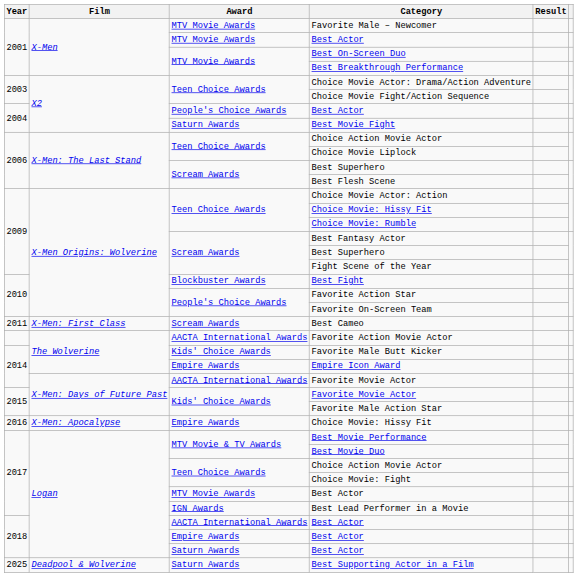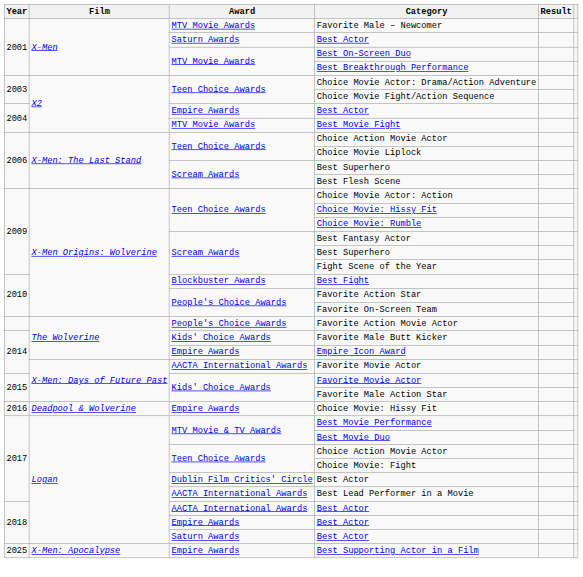(213, 40) MTV Movie Awards -> (205, 40) Saturn Awards
(229, 111) People's Choice Awards -> (205, 111) Empire Awards
(205, 125) Saturn Awards -> (213, 125) MTV Movie Awards
- row: (17, 324)
(239, 338) AACTA International Awards -> (229, 324) People's Choice Awards
(76, 423) X-Men: Apocalypse -> (84, 409) Deadpool & Wolverine
(213, 494) MTV Movie Awards -> (242, 480) Dublin Film Critics' Circle
(198, 508) IGN Awards -> (239, 494) AACTA International Awards
(84, 565) Deadpool & Wolverine -> (76, 551) X-Men: Apocalypse
(205, 565) Saturn Awards -> (205, 551) Empire Awards
